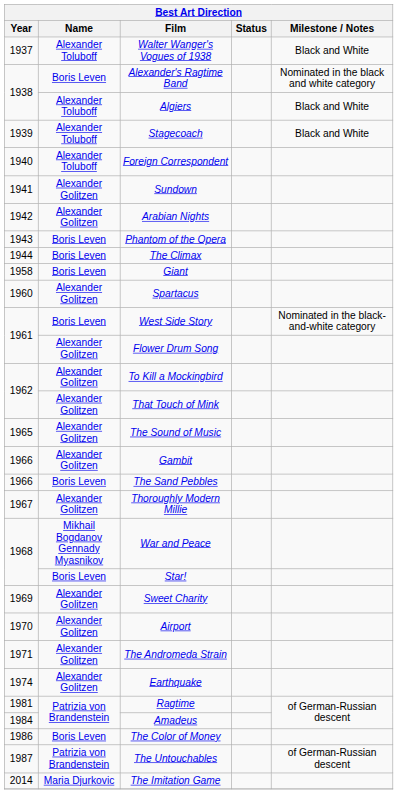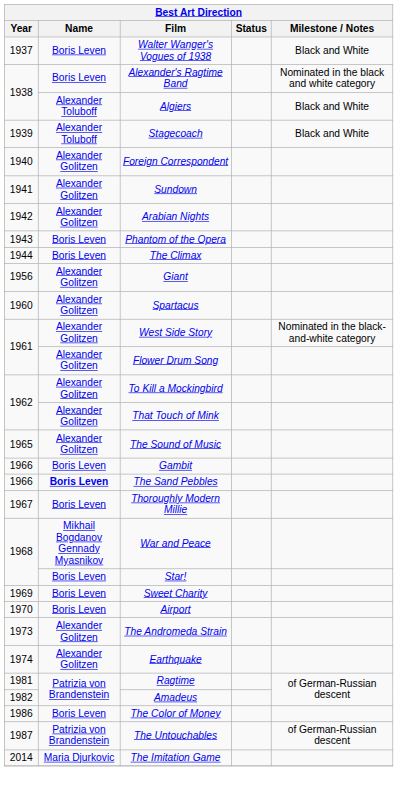(79, 50) Alexander Toluboff -> (79, 50) Boris Leven
(79, 161) Alexander Toluboff -> (79, 161) Alexander Golitzen
(21, 271) 1958 -> (21, 277) 1956
(79, 271) Boris Leven -> (79, 277) Alexander Golitzen
(79, 321) Boris Leven -> (79, 333) Alexander Golitzen
(79, 460) Alexander Golitzen -> (79, 466) Boris Leven
(79, 482) normal -> (79, 482) bold
(79, 504) Alexander Golitzen -> (79, 504) Boris Leven
(79, 599) Alexander Golitzen -> (79, 593) Boris Leven
(79, 627) Alexander Golitzen -> (79, 609) Boris Leven
(21, 654) 1971 -> (21, 631) 1973
(21, 720) 1984 -> (21, 697) 1982
